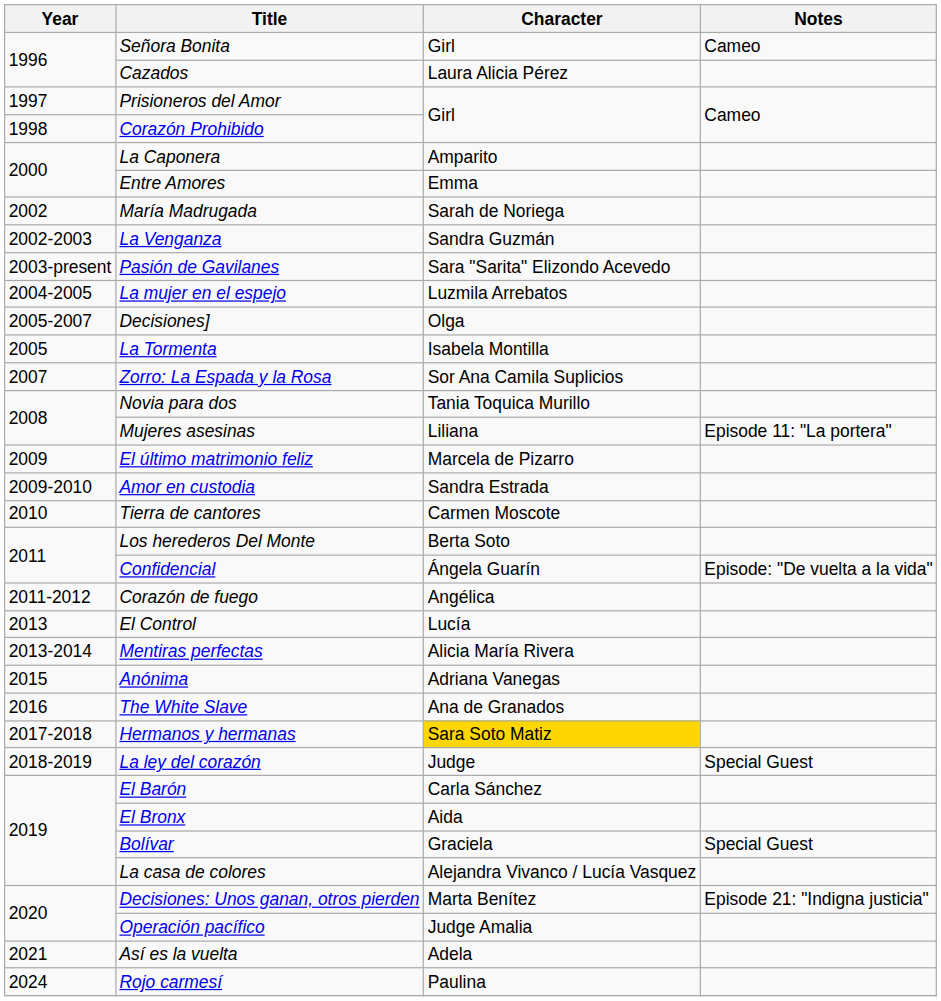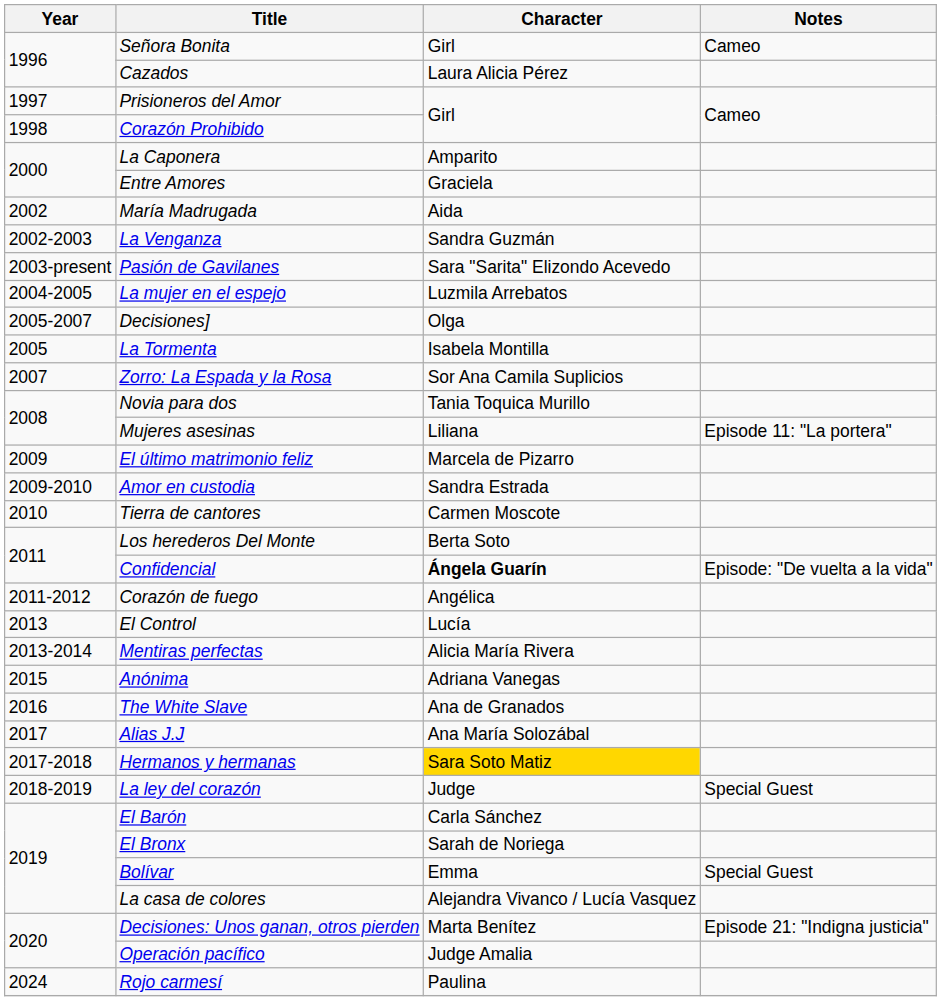(453, 184) Emma -> (460, 184) Graciela
(496, 211) Sarah de Noriega -> (445, 211) Aida
(484, 569) normal -> (487, 569) bold
+ row: (152, 734)
(445, 817) Aida -> (496, 845) Sarah de Noriega
(460, 845) Graciela -> (453, 872) Emma
- row: (179, 955)
